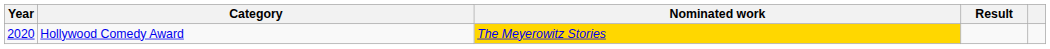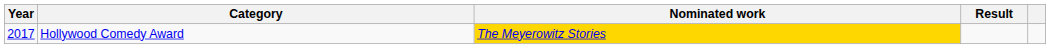(21, 33) 2020 -> (21, 33) 2017
